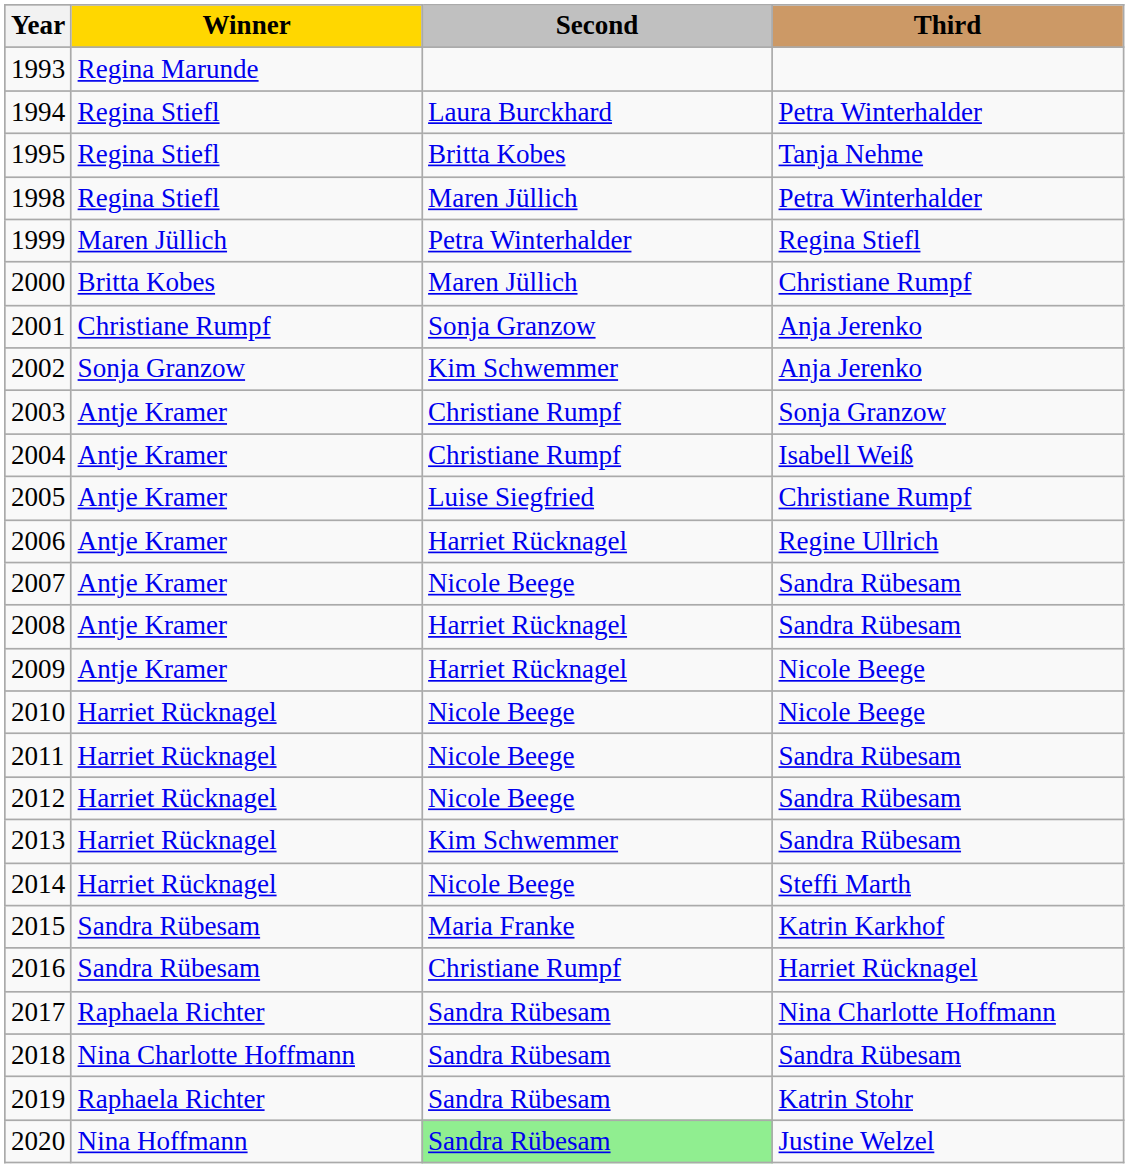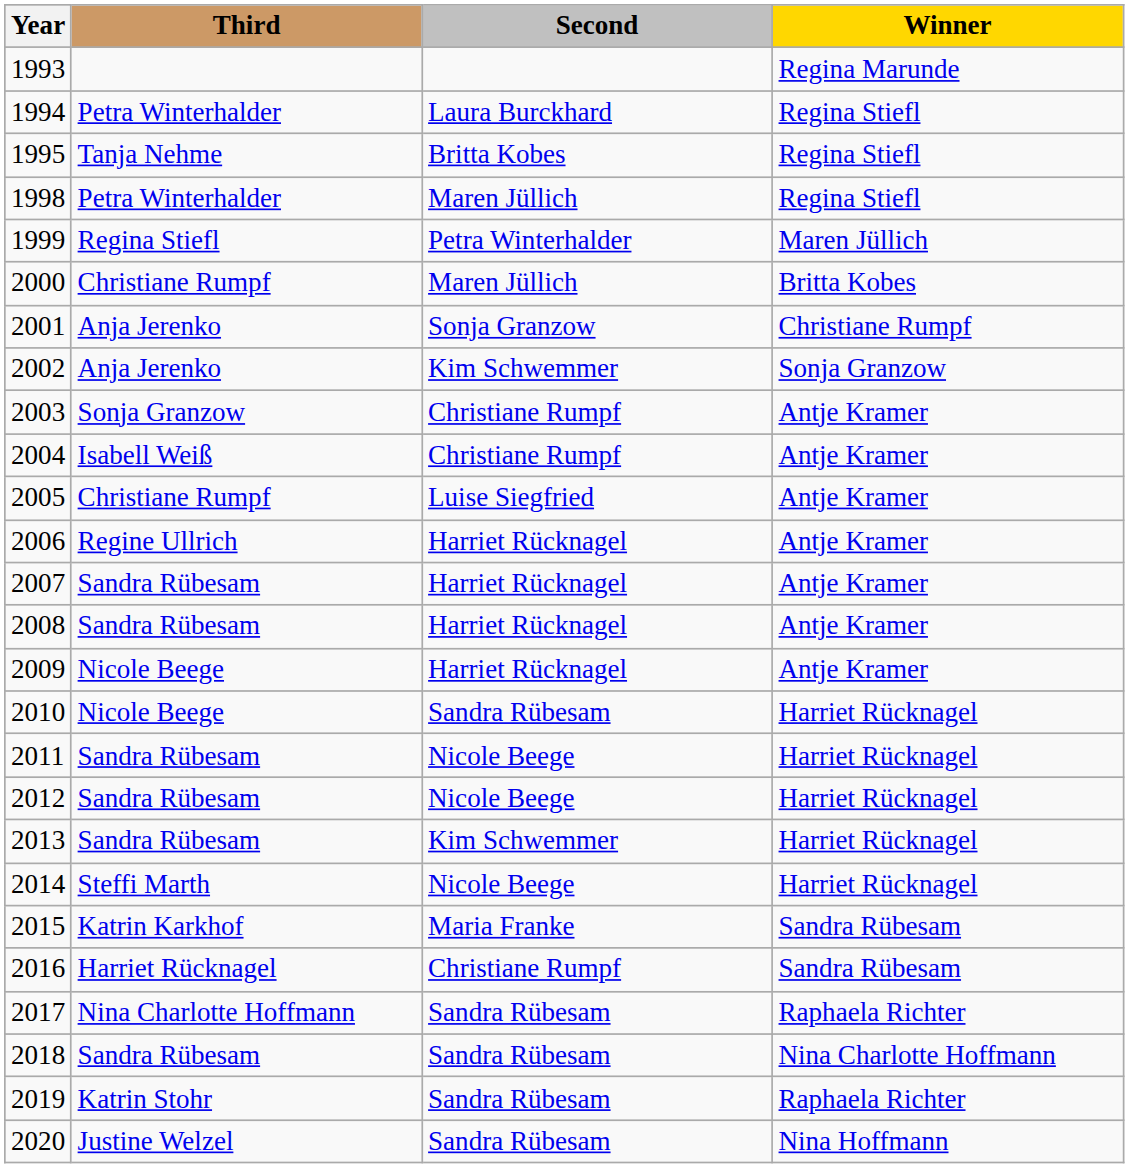columns swapped: (247, 25) <-> (948, 25)
(501, 583) Nicole Beege -> (528, 583) Harriet Rücknagel
(501, 712) Nicole Beege -> (519, 712) Sandra Rübesam
(519, 1140) lightgreen background -> (519, 1140) no background
